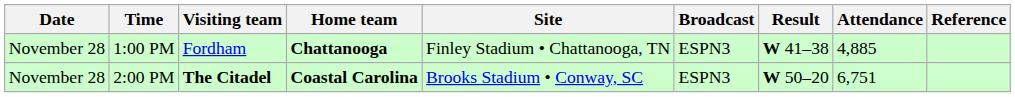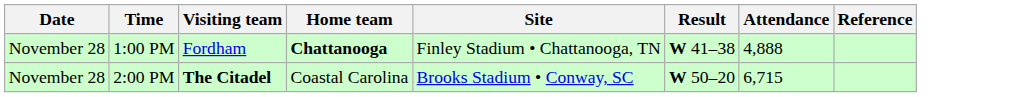- column: (716, 19)
(857, 48) 4,885 -> (763, 48) 4,888
(354, 77) bold -> (349, 77) normal
(857, 77) 6,751 -> (763, 77) 6,715
